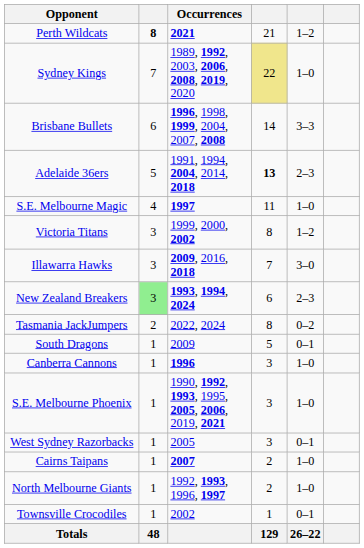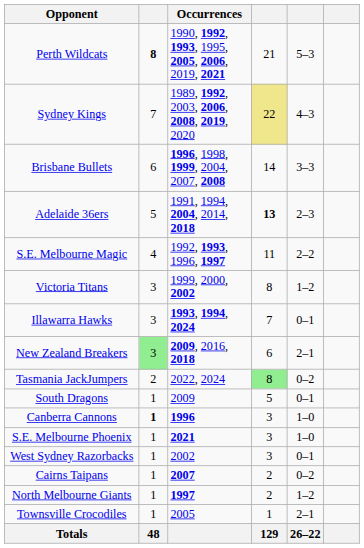(183, 33) 2021 -> (199, 53) 1990, 1992, 1993, 1995, 2005, 2006, 2019, 2021
(305, 33) 1–2 -> (305, 53) 5–3
(305, 73) 1–0 -> (305, 114) 4–3
(183, 206) 1997 -> (199, 254) 1992, 1993, 1996, 1997
(305, 206) 1–0 -> (305, 254) 2–2
(199, 265) 2009, 2016, 2018 -> (199, 320) 1993, 1994, 2024
(305, 265) 3–0 -> (305, 320) 0–1
(199, 298) 1993, 1994, 2024 -> (199, 353) 2009, 2016, 2018
(305, 298) 2–3 -> (305, 353) 2–1
(269, 324) no background -> (269, 379) lightgreen background
(153, 363) normal -> (153, 417) bold
(199, 402) 1990, 1992, 1993, 1995, 2005, 2006, 2019, 2021 -> (183, 437) 2021
(183, 442) 2005 -> (183, 456) 2002
(305, 461) 1–0 -> (305, 475) 0–2
(199, 488) 1992, 1993, 1996, 1997 -> (183, 494) 1997
(305, 488) 1–0 -> (305, 494) 1–2
(183, 514) 2002 -> (183, 514) 2005
(305, 514) 0–1 -> (305, 514) 2–1
